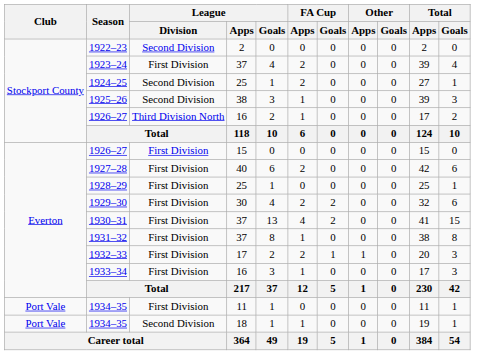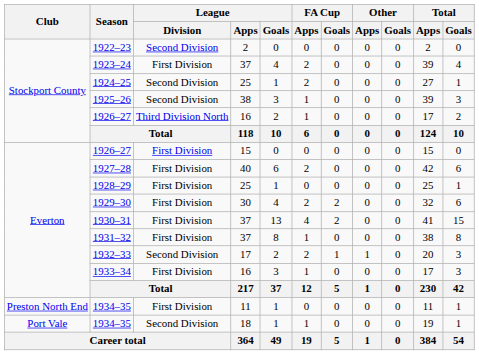(178, 254) First Division -> (182, 254) Second Division
(45, 306) Port Vale -> (47, 306) Preston North End
